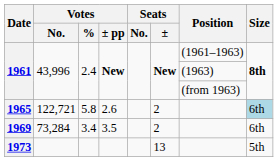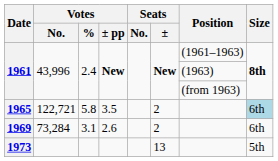(109, 109) 2.6 -> (109, 109) 3.5
(89, 128) 3.4 -> (89, 128) 3.1
(109, 128) 3.5 -> (109, 128) 2.6
